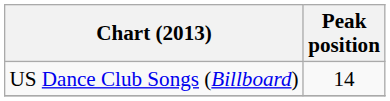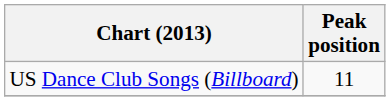(344, 78) 14 -> (344, 78) 11
